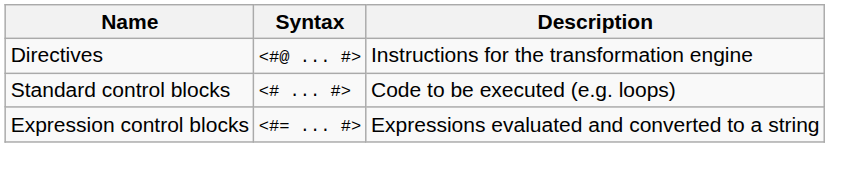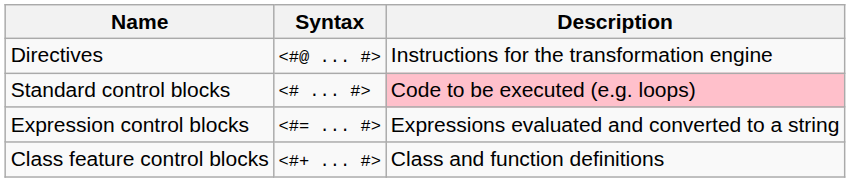(523, 90) no background -> (543, 90) pink background
+ row: (140, 160)
